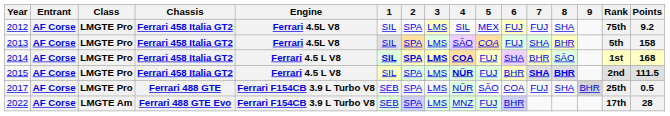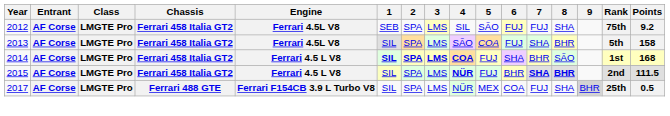(389, 27) SIL -> (389, 27) SEB
(488, 27) MEX -> (488, 27) SÃO
(389, 88) SEB -> (389, 88) SIL
(488, 88) SÃO -> (488, 88) MEX
- row: (17, 103)
